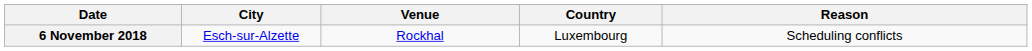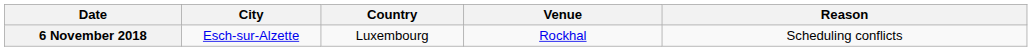columns swapped: (591, 14) <-> (420, 14)
